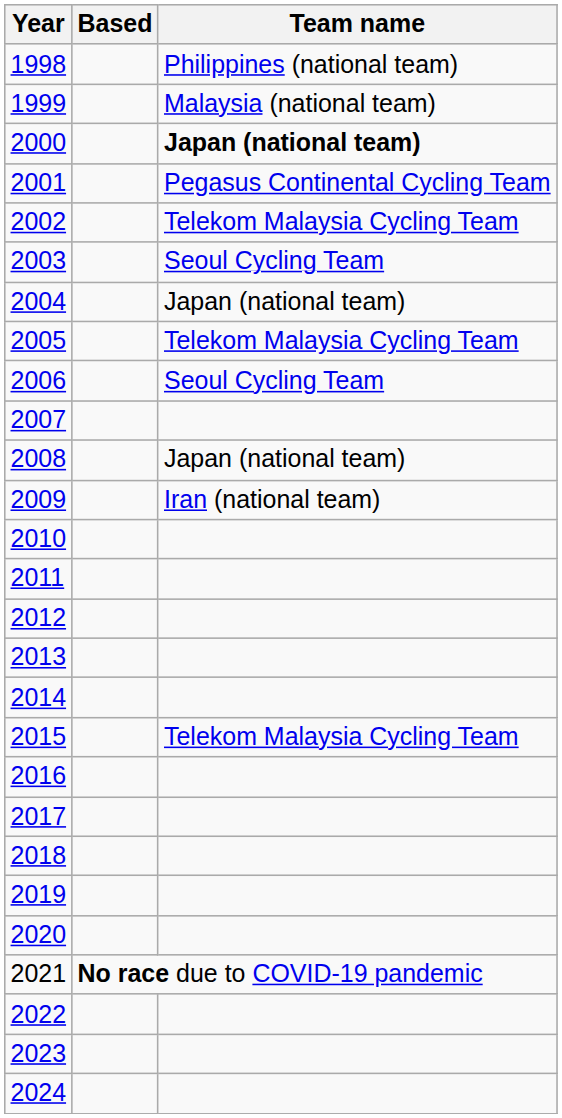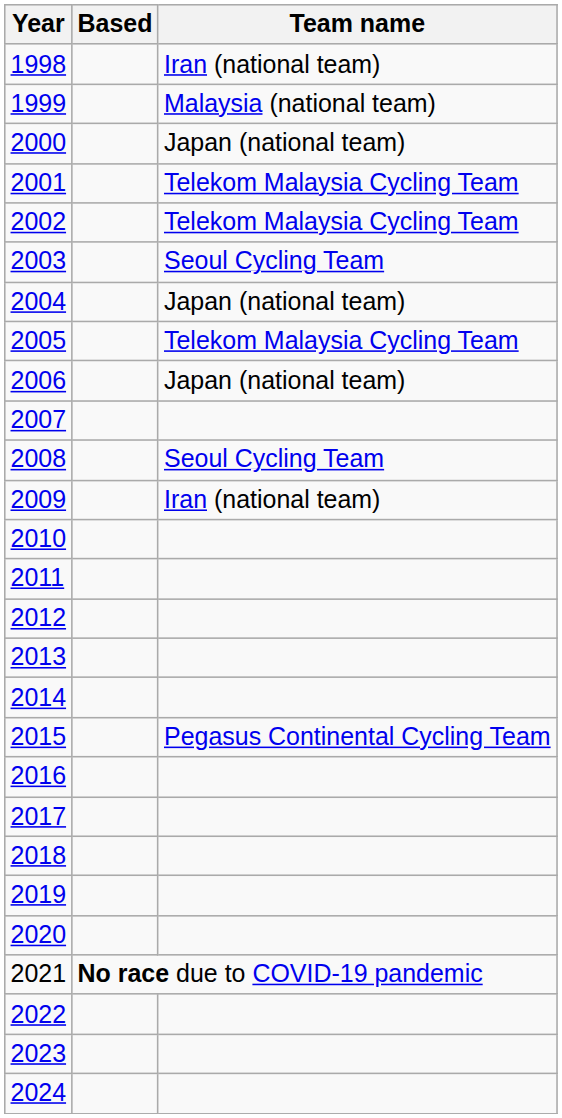(311, 63) Philippines (national team) -> (272, 63) Iran (national team)
(292, 143) bold -> (285, 143) normal
(357, 182) Pegasus Continental Cycling Team -> (341, 182) Telekom Malaysia Cycling Team
(274, 380) Seoul Cycling Team -> (285, 380) Japan (national team)
(285, 459) Japan (national team) -> (274, 459) Seoul Cycling Team
(341, 736) Telekom Malaysia Cycling Team -> (357, 736) Pegasus Continental Cycling Team
